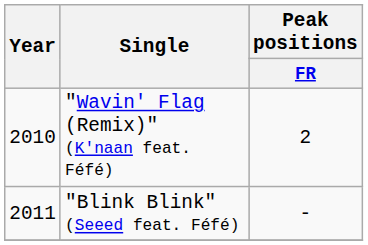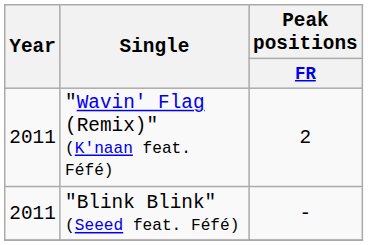(33, 137) 2010 -> (33, 137) 2011
